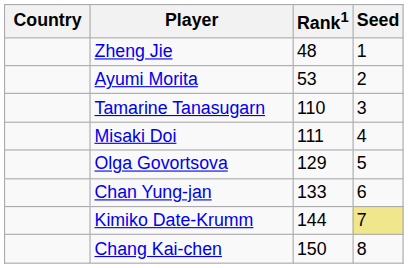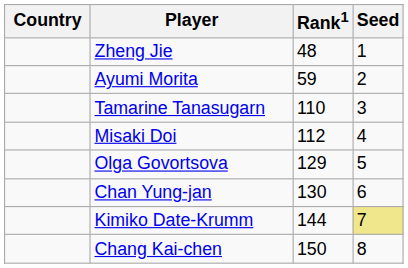(307, 79) 53 -> (307, 79) 59
(310, 136) 111 -> (311, 136) 112
(312, 192) 133 -> (312, 192) 130
